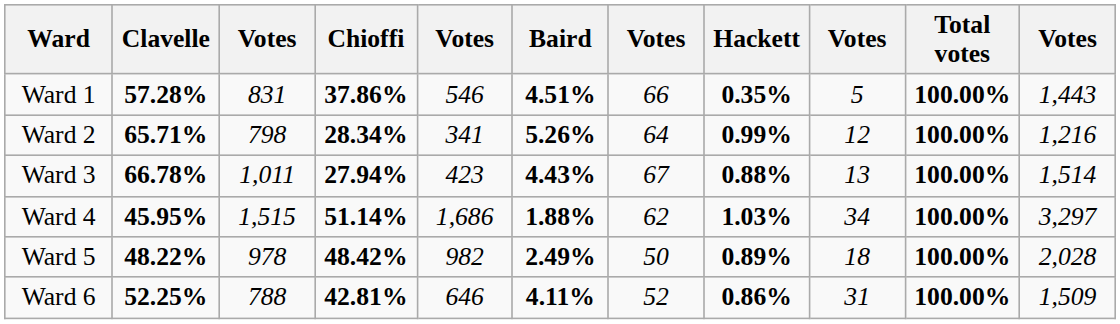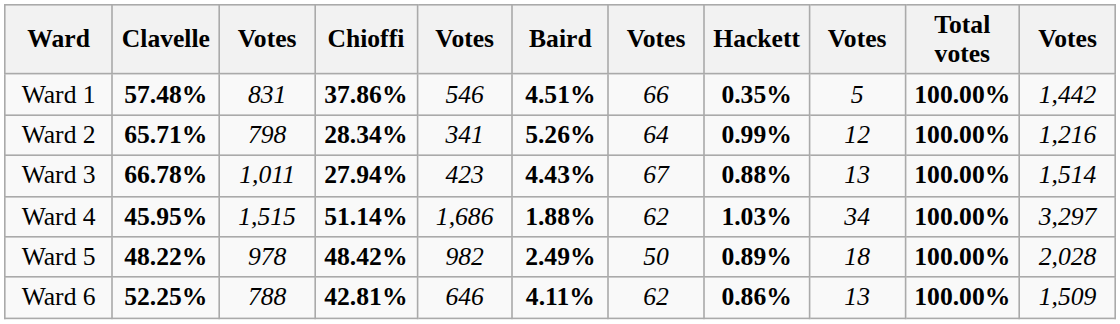(166, 94) 57.28% -> (166, 94) 57.48%
(1068, 94) 1,443 -> (1068, 94) 1,442
(656, 297) 52 -> (656, 297) 62
(857, 297) 31 -> (857, 297) 13
